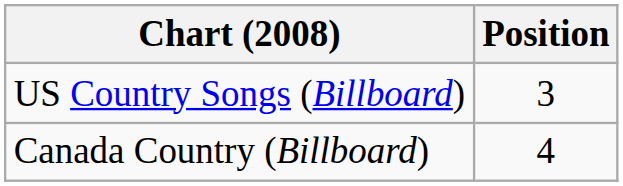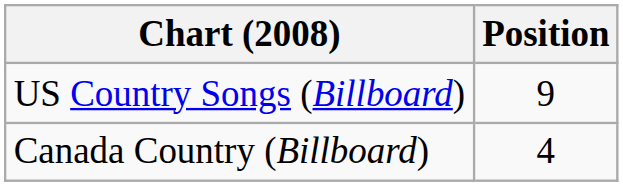(546, 92) 3 -> (546, 92) 9
